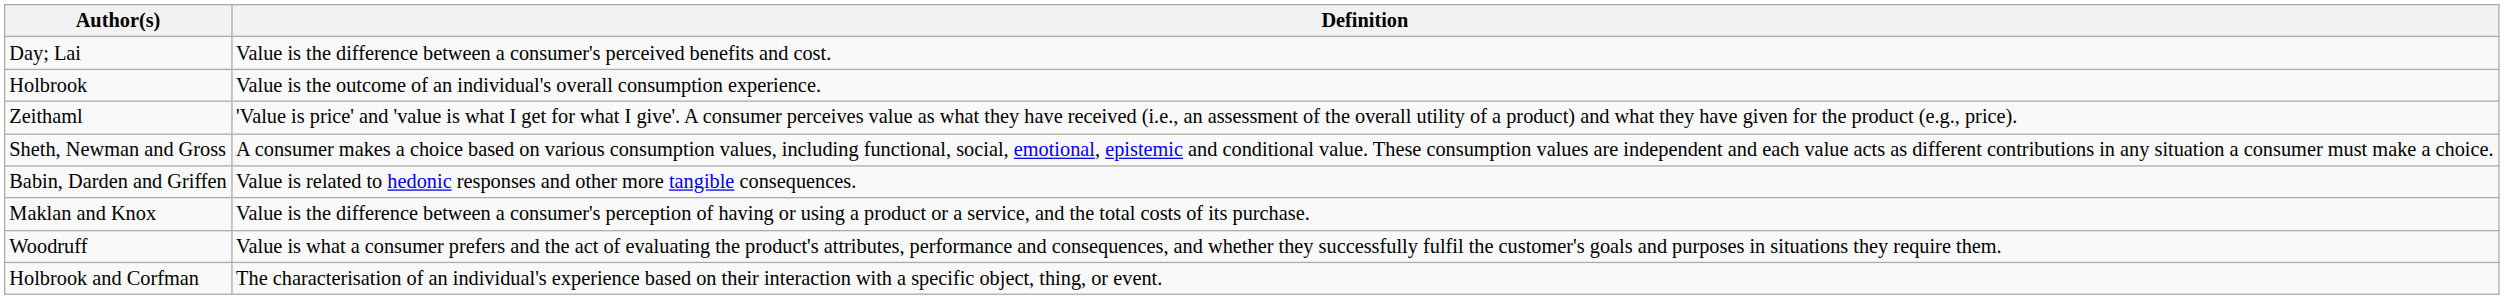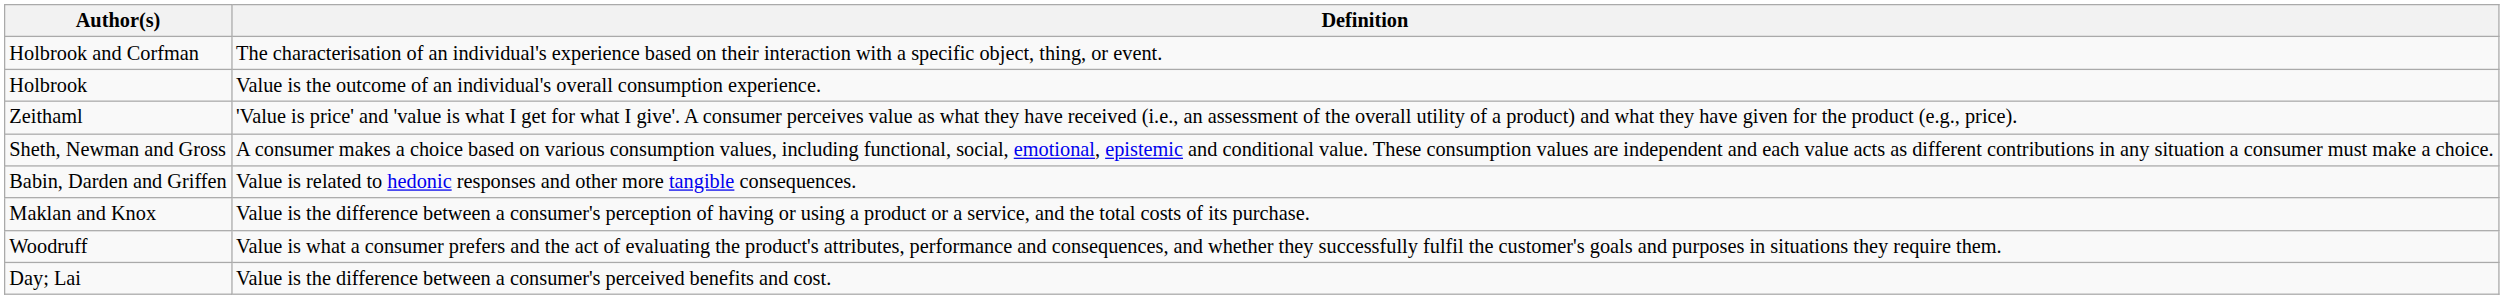rows swapped: (104, 278) <-> (45, 52)
